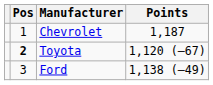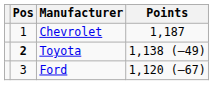(167, 52) 1,120 (–67) -> (167, 52) 1,138 (–49)
(167, 70) 1,138 (–49) -> (167, 70) 1,120 (–67)
